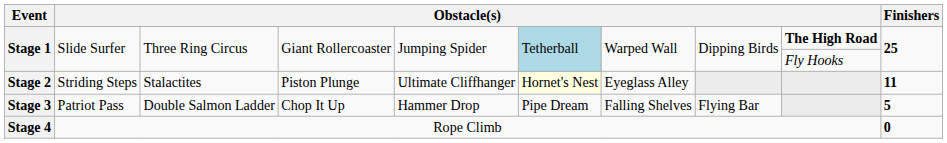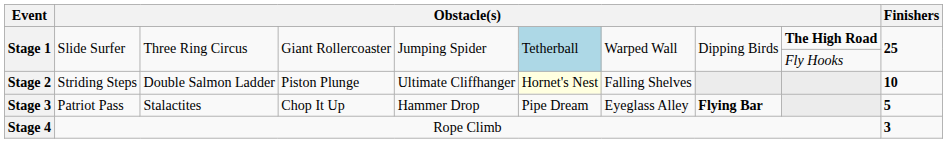(172, 82) Stalactites -> (209, 82) Double Salmon Ladder
(647, 82) Eyeglass Alley -> (648, 82) Falling Shelves
(890, 82) 11 -> (891, 82) 10
(209, 104) Double Salmon Ladder -> (172, 104) Stalactites
(648, 104) Falling Shelves -> (647, 104) Eyeglass Alley
(729, 104) normal -> (731, 104) bold
(887, 127) 0 -> (887, 127) 3
